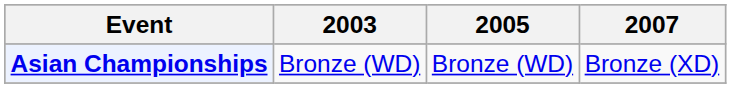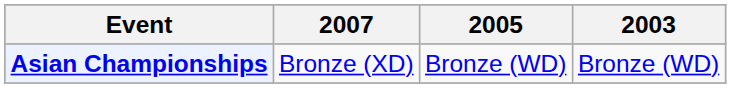columns swapped: (350, 25) <-> (652, 25)
